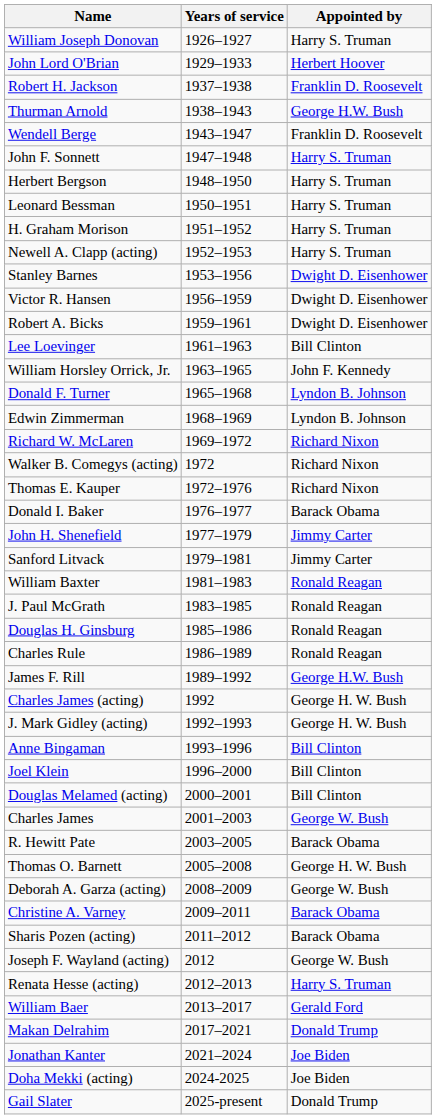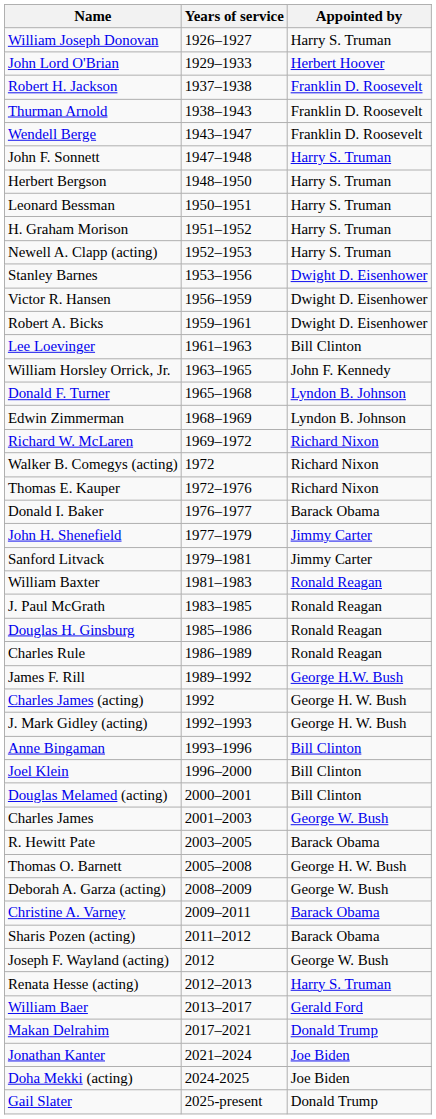(347, 110) George H.W. Bush -> (357, 110) Franklin D. Roosevelt
